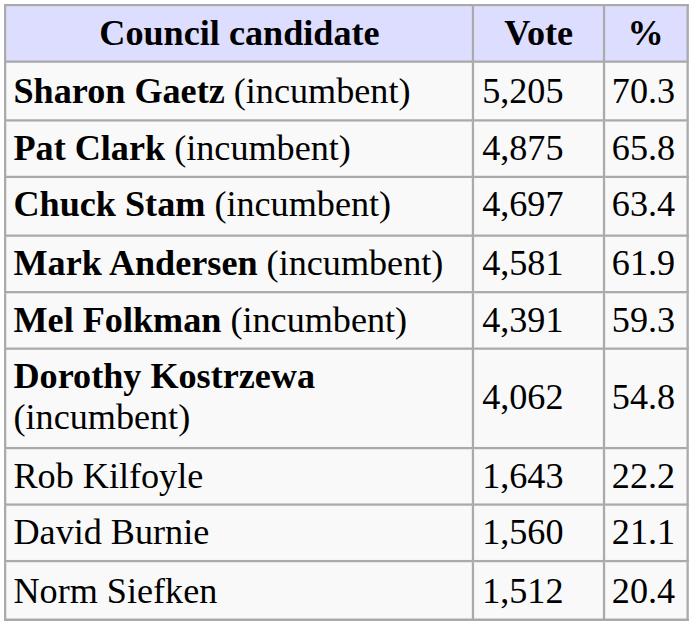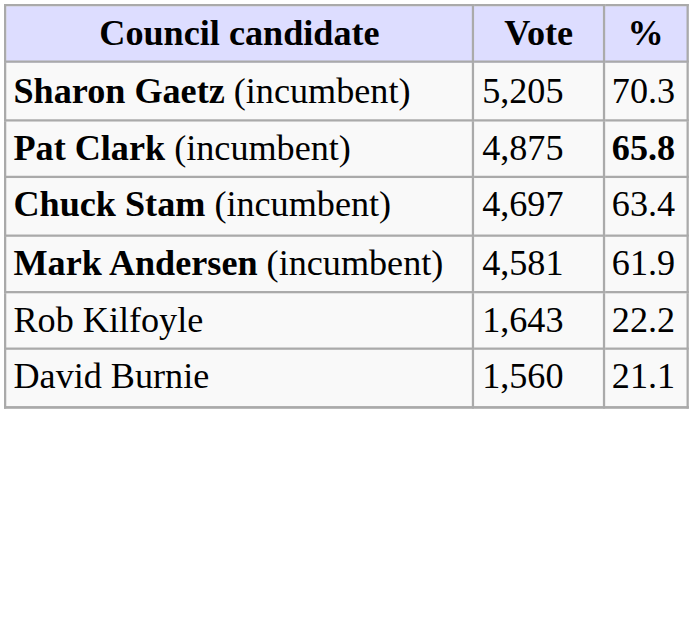(643, 147) normal -> (643, 147) bold
- row: (210, 319)
- row: (164, 397)
- row: (115, 589)
